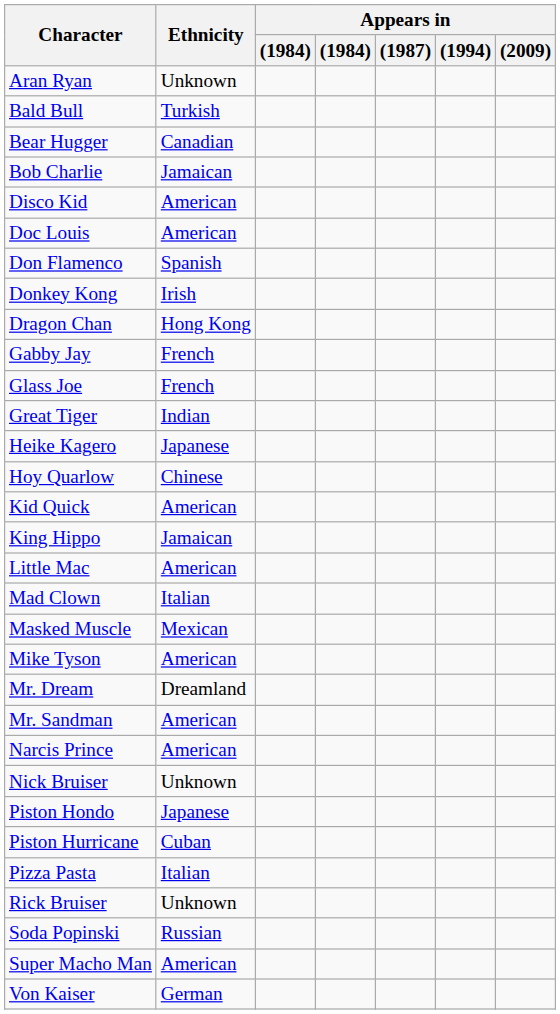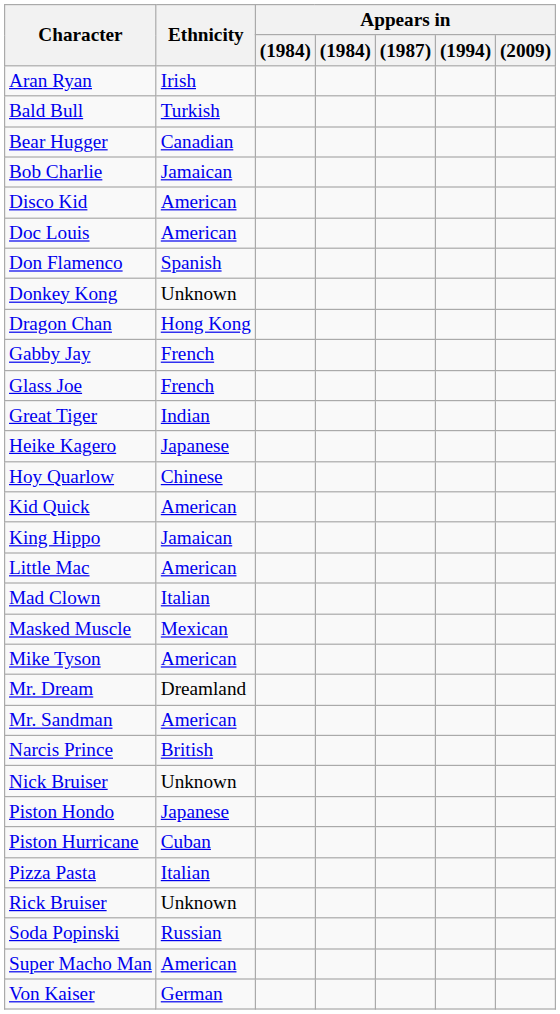(199, 80) Unknown -> (178, 80) Irish
(178, 293) Irish -> (199, 293) Unknown
(199, 750) American -> (187, 750) British
